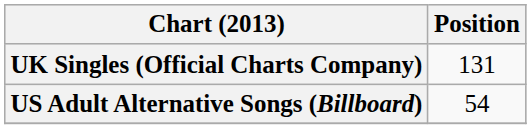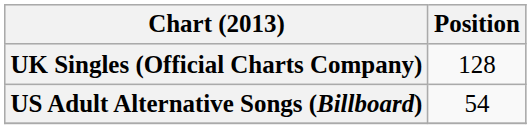(477, 63) 131 -> (477, 63) 128
